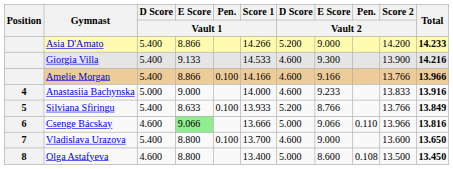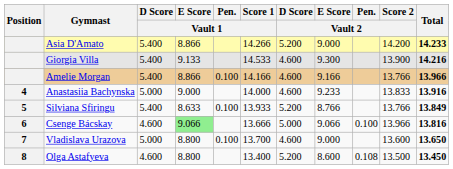(366, 124) 0.110 -> (366, 124) 0.100
(151, 140) 5.400 -> (151, 140) 5.000
(290, 156) 5.000 -> (290, 156) 5.200
